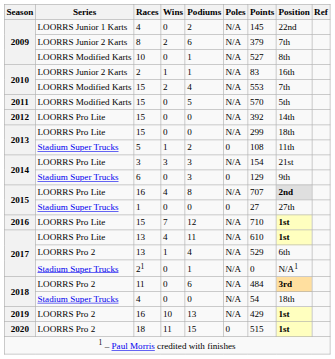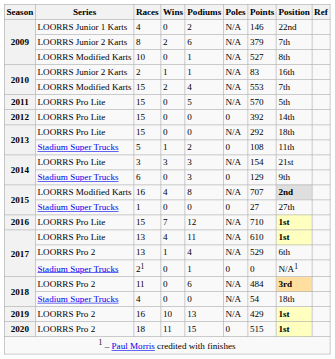(257, 27) 145 -> (257, 27) 146
(85, 102) LOORRS Modified Karts -> (71, 102) LOORRS Pro Lite
(233, 117) N/A -> (228, 117) 0
(257, 132) 299 -> (257, 132) 292
(71, 192) LOORRS Pro Lite -> (85, 192) LOORRS Modified Karts
(233, 268) N/A -> (228, 268) 0
